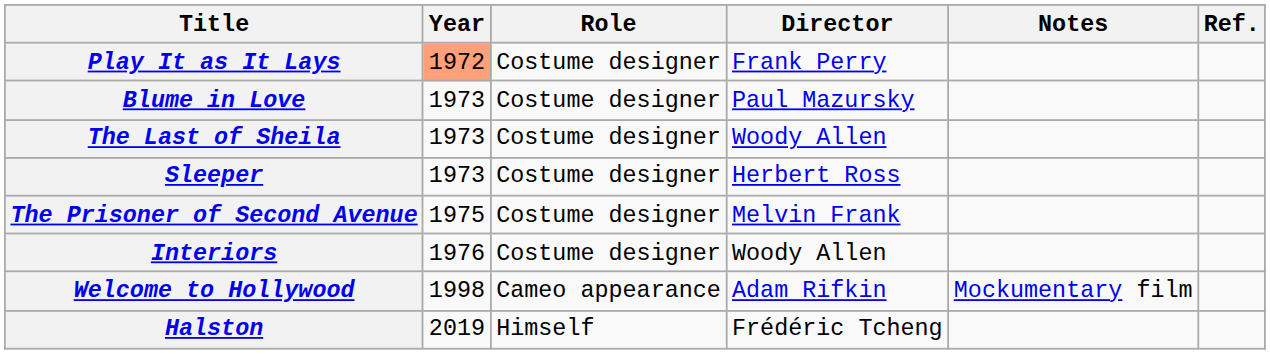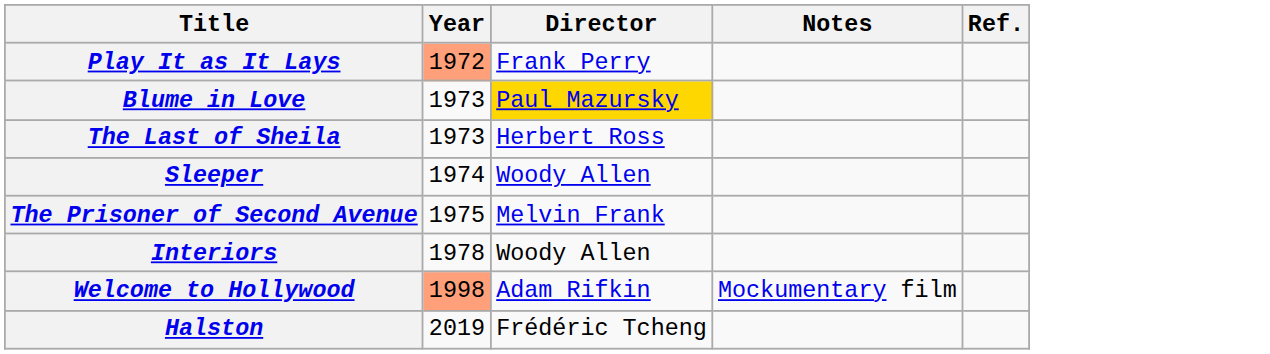- column: (609, 24)
(823, 100) no background -> (587, 100) gold background
(809, 138) Woody Allen -> (580, 138) Herbert Ross
(457, 177) 1973 -> (457, 177) 1974
(816, 177) Herbert Ross -> (573, 177) Woody Allen
(457, 253) 1976 -> (457, 253) 1978
(457, 291) no background -> (457, 291) lightsalmon background
